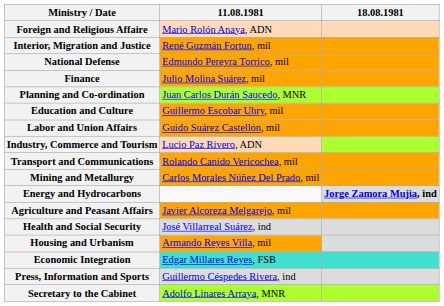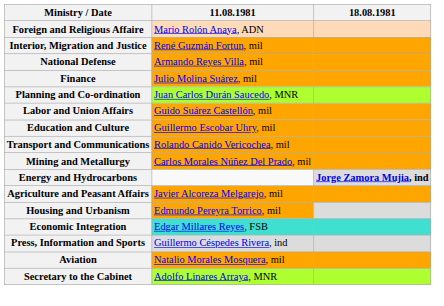(226, 62) Edmundo Pereyra Torrico, mil -> (209, 62) Armando Reyes Villa, mil
rows swapped: (82, 111) <-> (82, 128)
- row: (82, 144)
- row: (82, 227)
(217, 243) Armando Reyes Villa, mil -> (217, 210) Edmundo Pereyra Torrico, mil
+ row: (78, 260)
